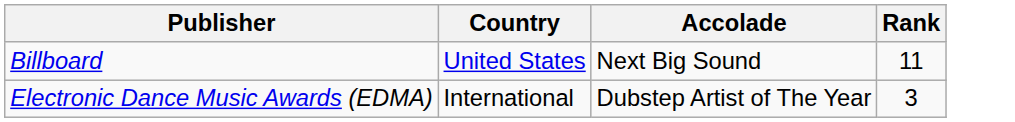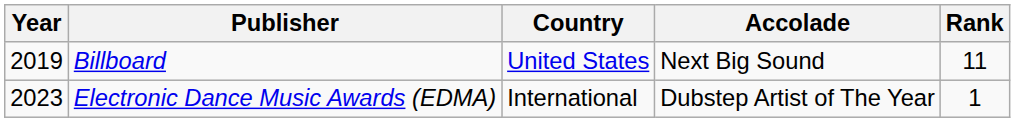+ column: (37, 23)
(911, 98) 3 -> (975, 98) 1
